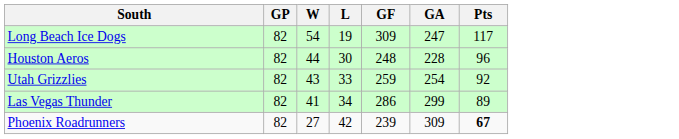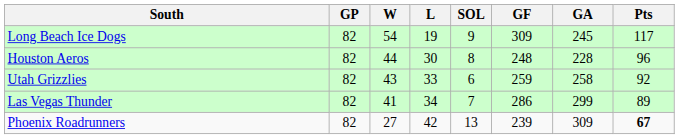+ column: (471, 15)
(434, 36) 247 -> (583, 36) 245
(434, 79) 254 -> (583, 79) 258
